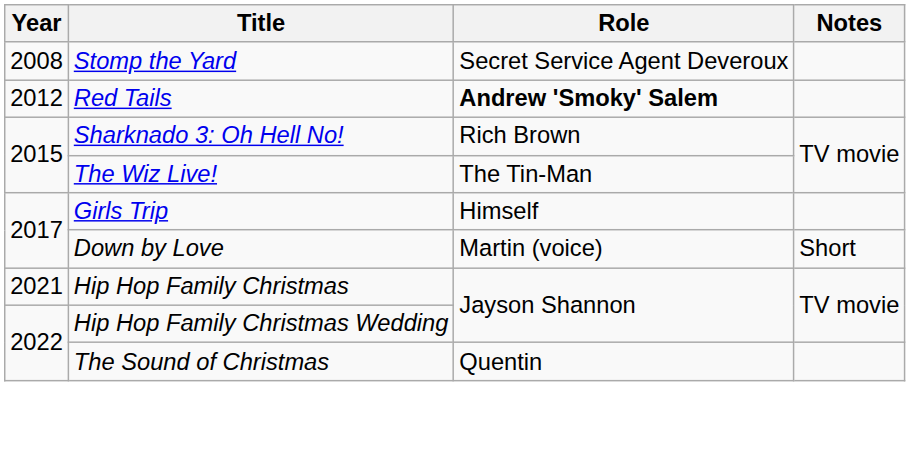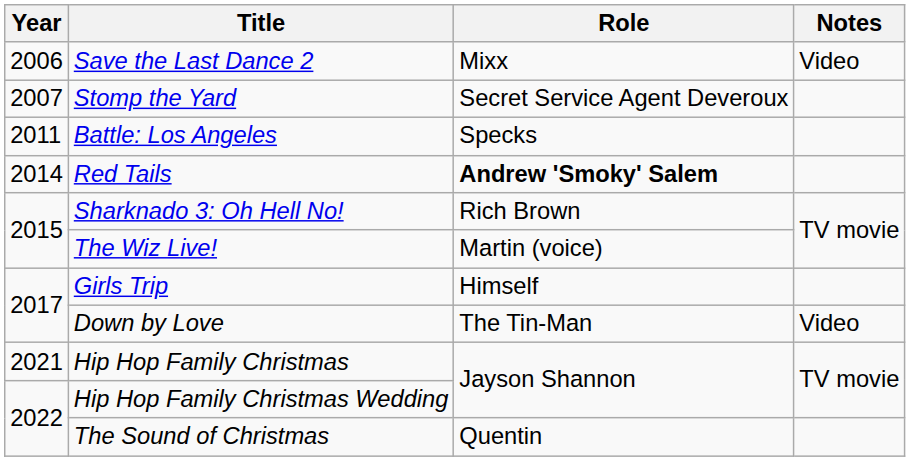+ row: (194, 60)
(37, 60) 2008 -> (37, 98) 2007
+ row: (175, 135)
(37, 98) 2012 -> (37, 173) 2014
(526, 173) The Tin-Man -> (531, 248) Martin (voice)
(531, 248) Martin (voice) -> (526, 323) The Tin-Man
(828, 248) Short -> (829, 323) Video
